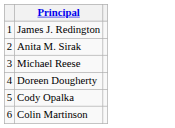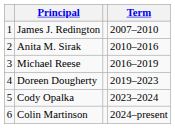+ column: (139, 13)
